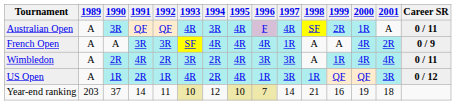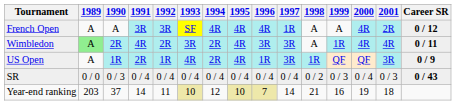- row: (40, 28)
(426, 44) 0 / 9 -> (426, 28) 0 / 12
(91, 60) no background -> (91, 44) lightgreen background
(426, 76) 0 / 12 -> (426, 60) 0 / 9
+ row: (13, 76)
